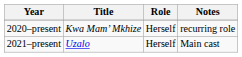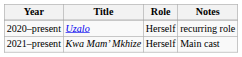(103, 28) Kwa Mam’ Mkhize -> (78, 28) Uzalo
(78, 44) Uzalo -> (103, 44) Kwa Mam’ Mkhize
